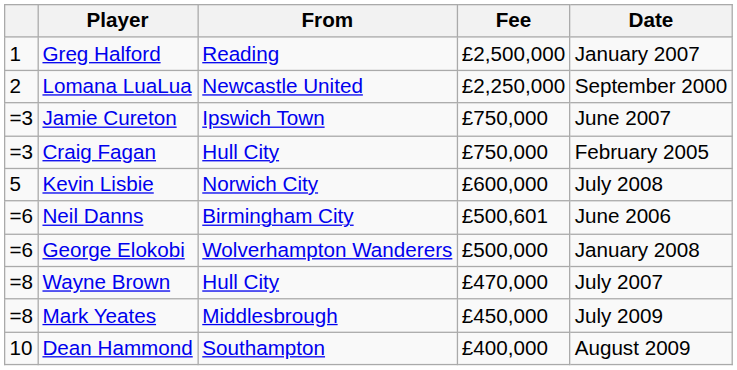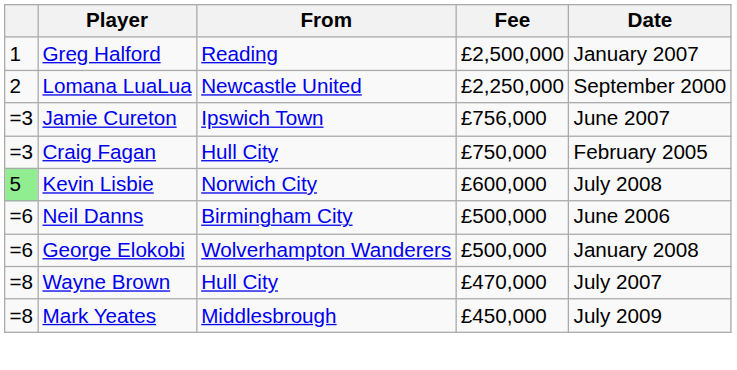(505, 119) £750,000 -> (504, 119) £756,000
(15, 184) no background -> (15, 184) lightgreen background
(505, 217) £500,601 -> (504, 217) £500,000
- row: (118, 348)
